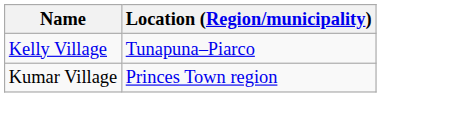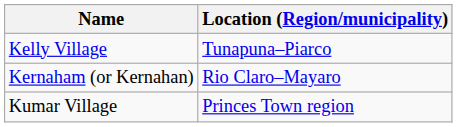+ row: (101, 77)
